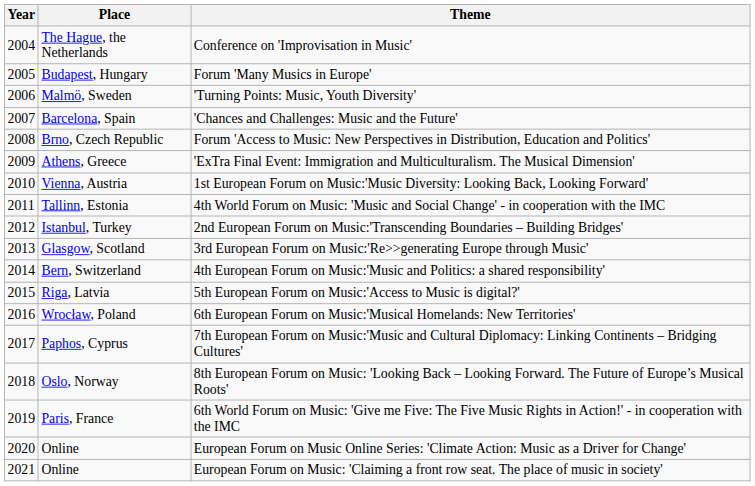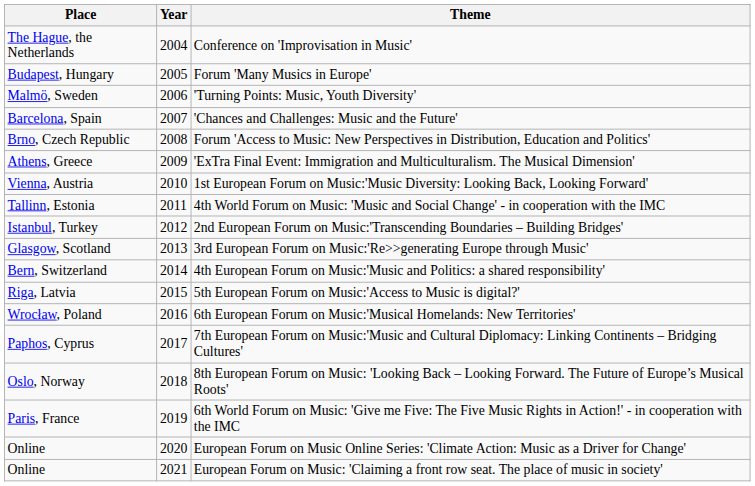columns swapped: (21, 15) <-> (114, 15)
